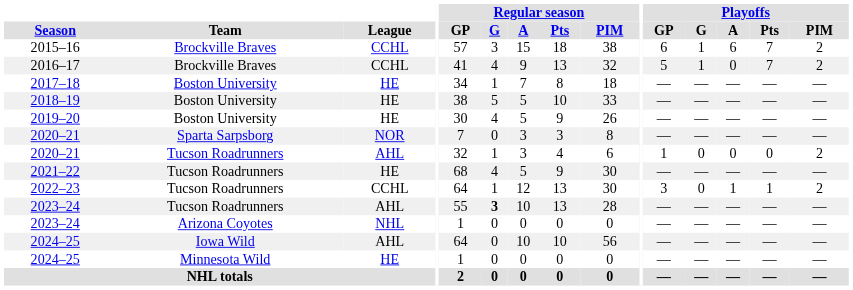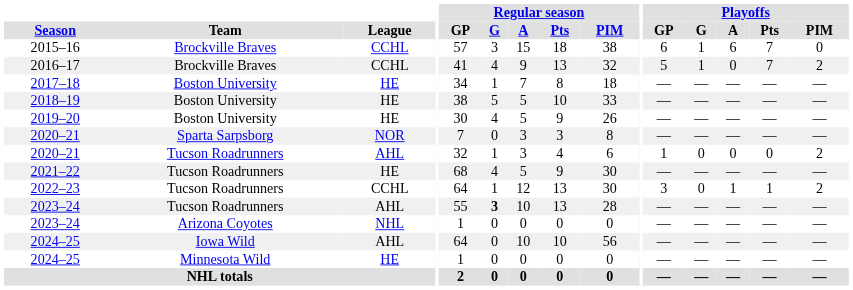(819, 48) 2 -> (819, 48) 0
